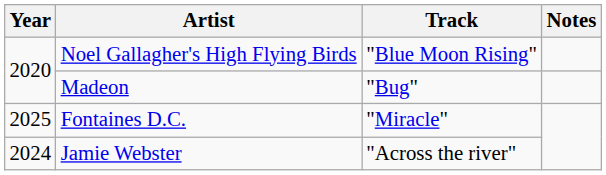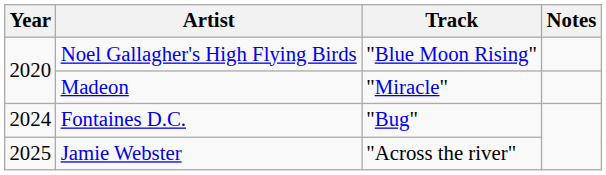(392, 86) "Bug" -> (407, 86) "Miracle"
(30, 119) 2025 -> (30, 119) 2024
(407, 119) "Miracle" -> (392, 119) "Bug"
(30, 152) 2024 -> (30, 152) 2025
